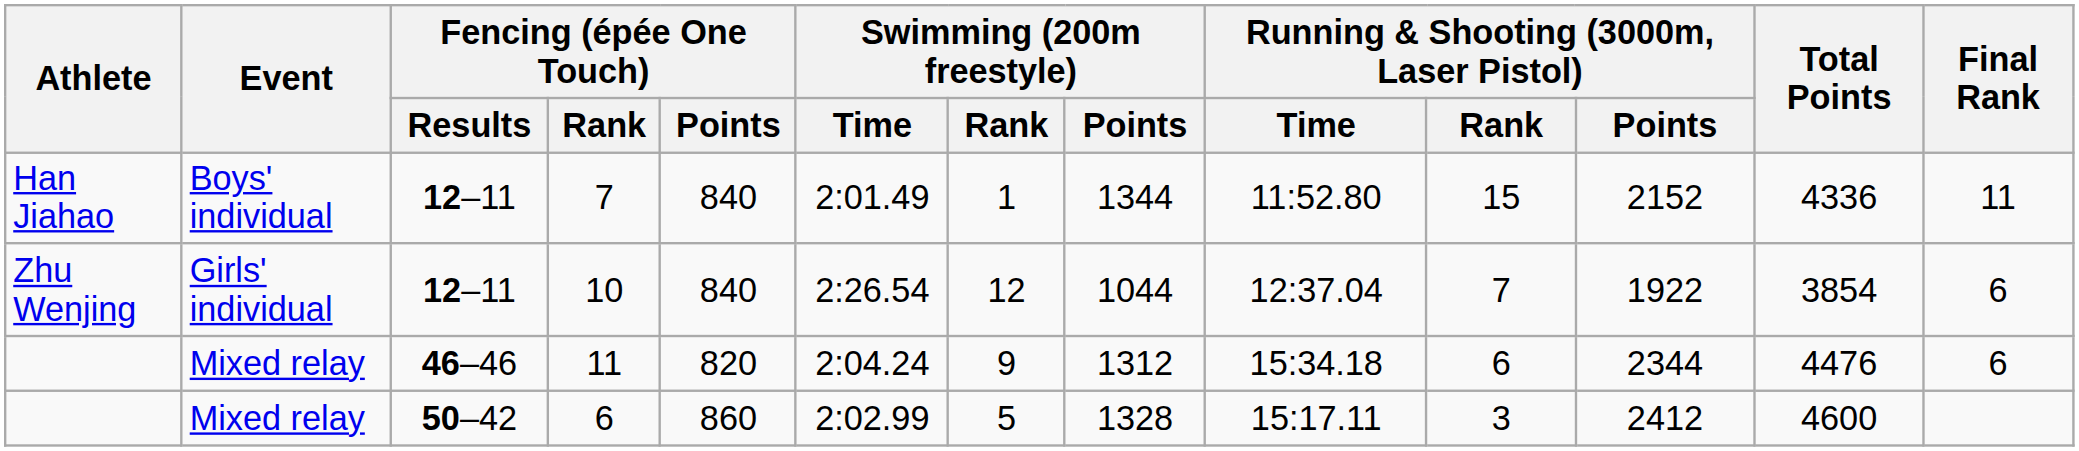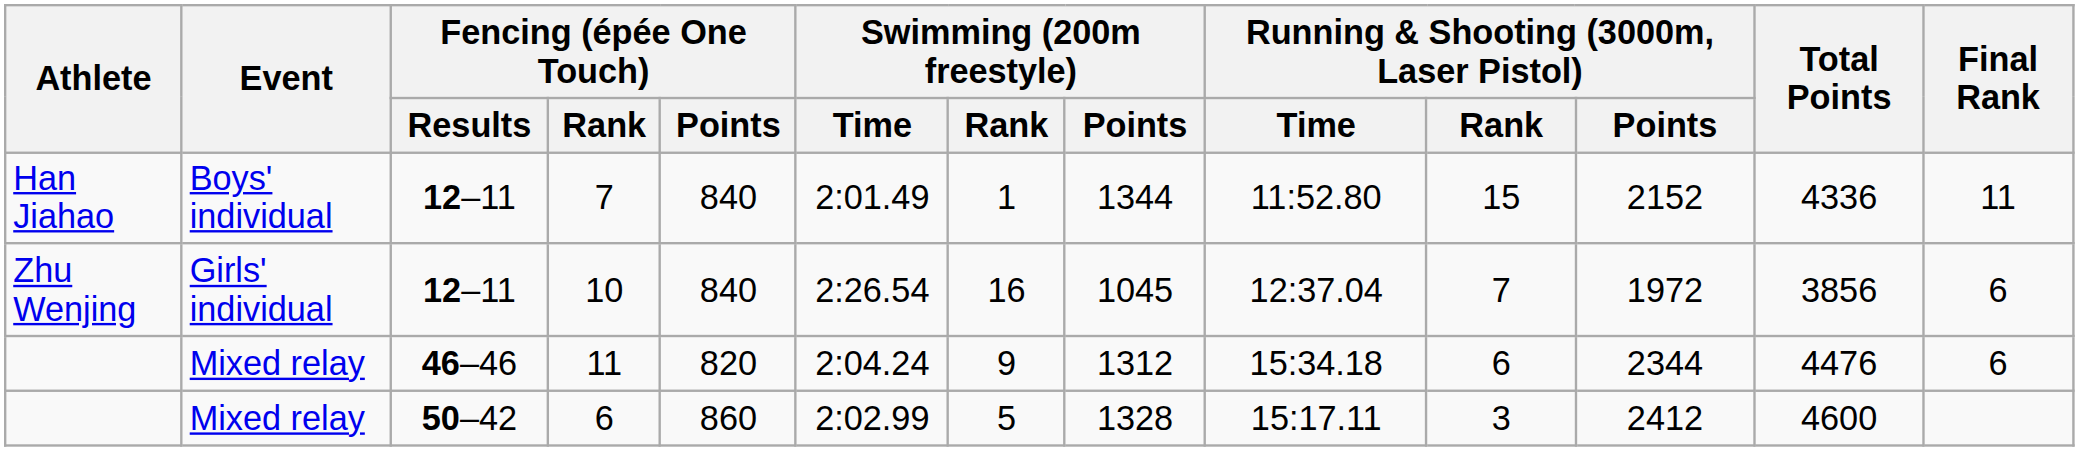(1006, 290) 12 -> (1006, 290) 16
(1135, 290) 1044 -> (1135, 290) 1045
(1665, 290) 1922 -> (1665, 290) 1972
(1839, 290) 3854 -> (1839, 290) 3856
